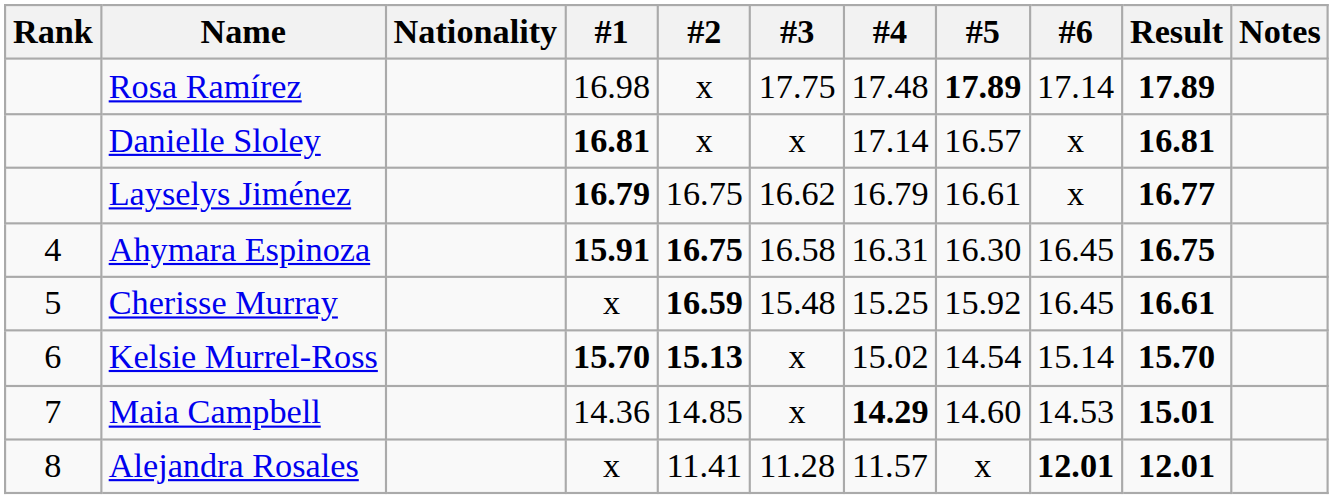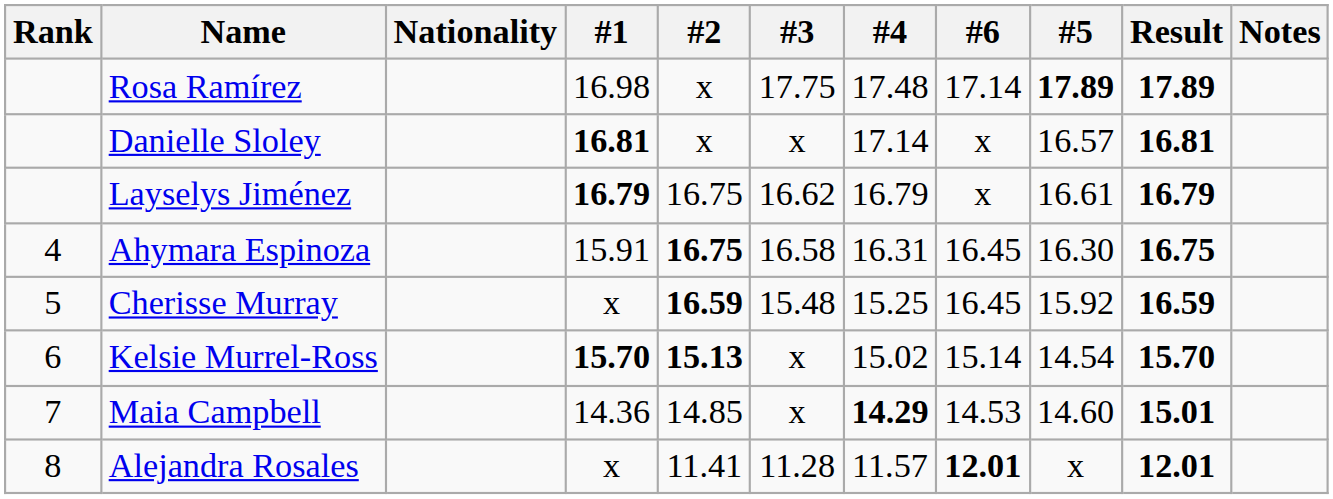columns swapped: (983, 31) <-> (1076, 31)
(1177, 194) 16.77 -> (1177, 194) 16.79
(612, 248) bold -> (612, 248) normal
(1177, 303) 16.61 -> (1177, 303) 16.59
